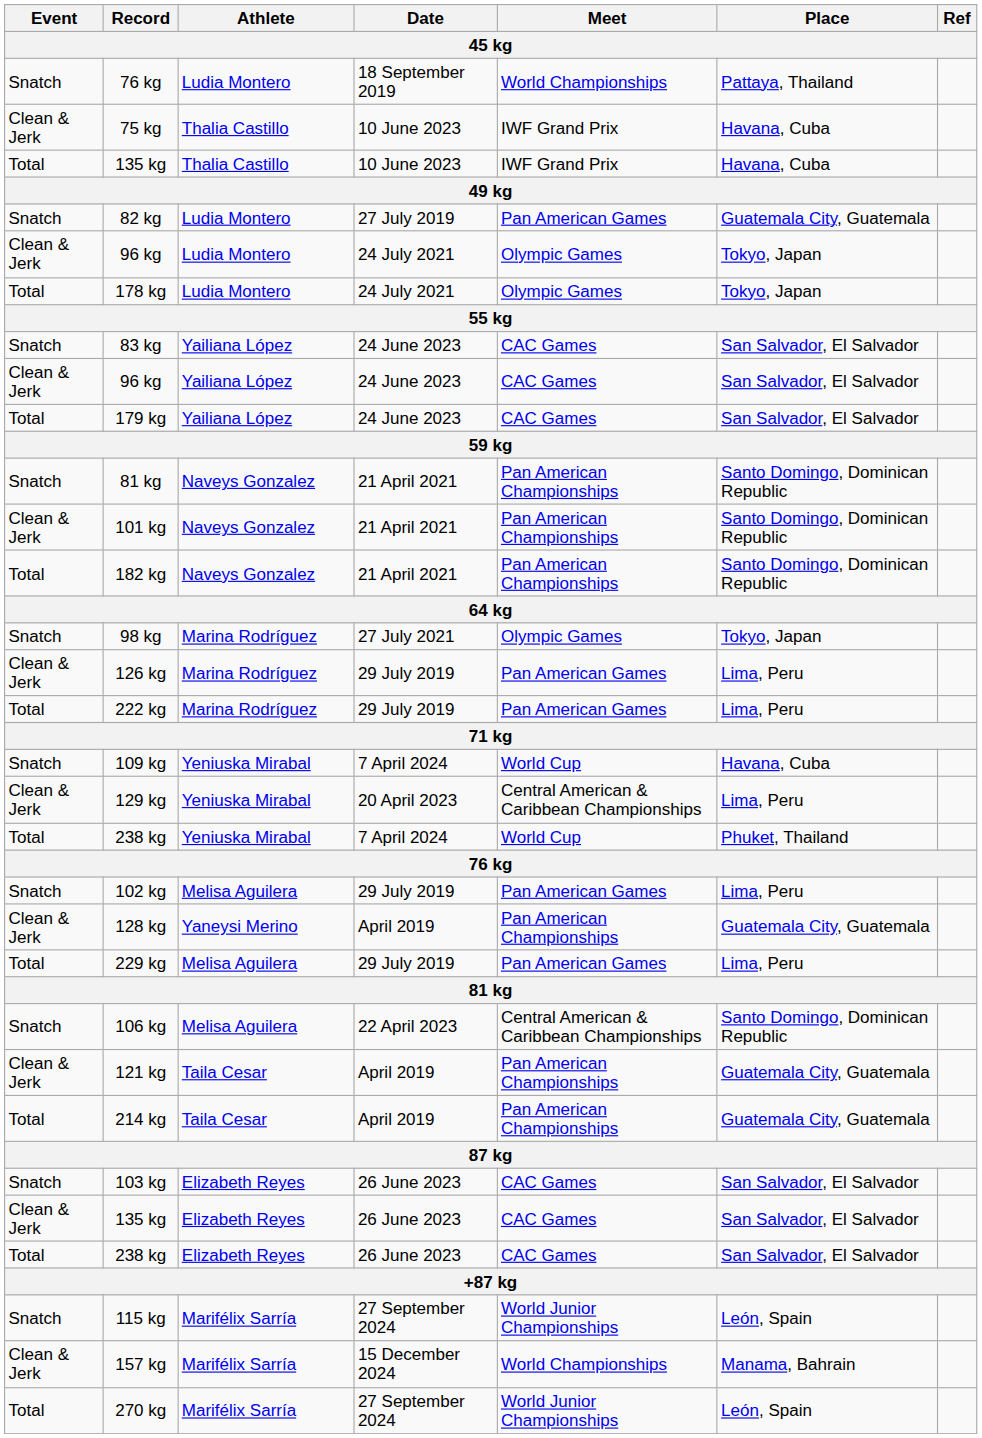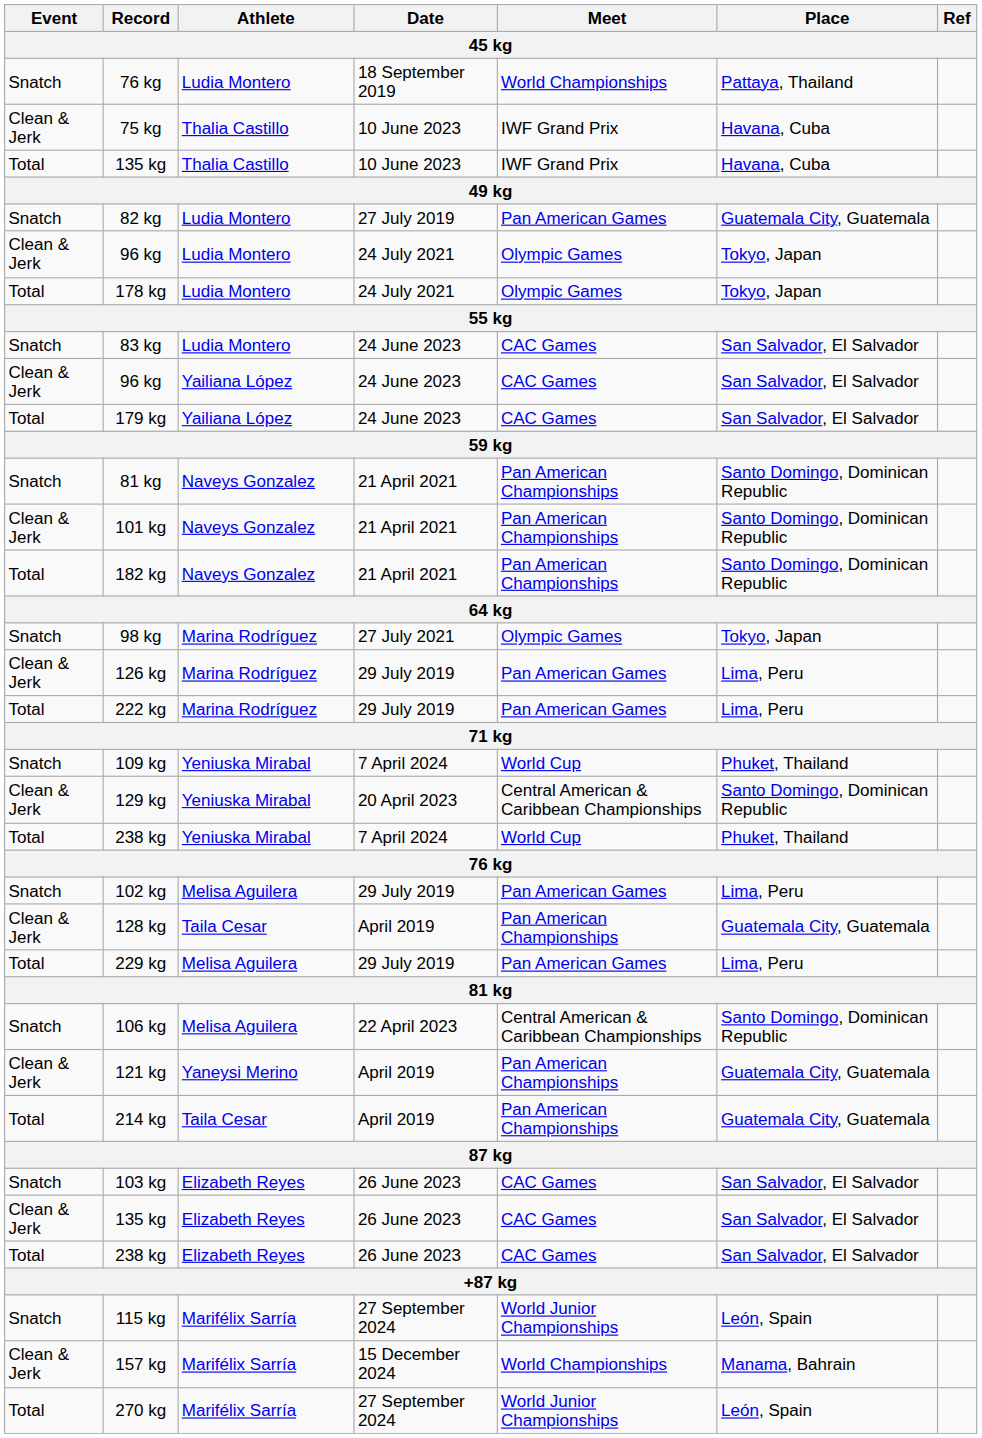(237, 345) Yailiana López -> (236, 345) Ludia Montero
(775, 763) Havana, Cuba -> (785, 763) Phuket, Thailand
(762, 800) Lima, Peru -> (825, 800) Santo Domingo, Dominican Republic
(240, 927) Yaneysi Merino -> (224, 927) Taila Cesar
(224, 1073) Taila Cesar -> (240, 1073) Yaneysi Merino
